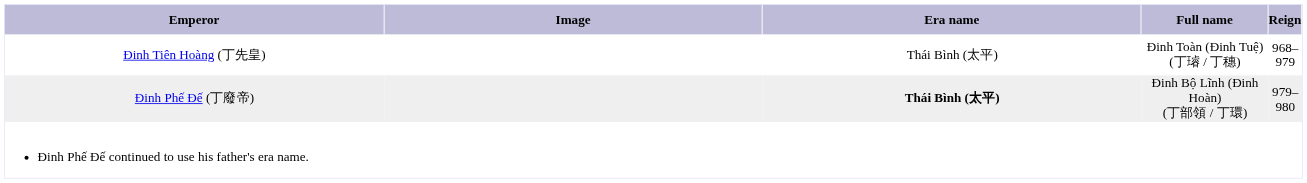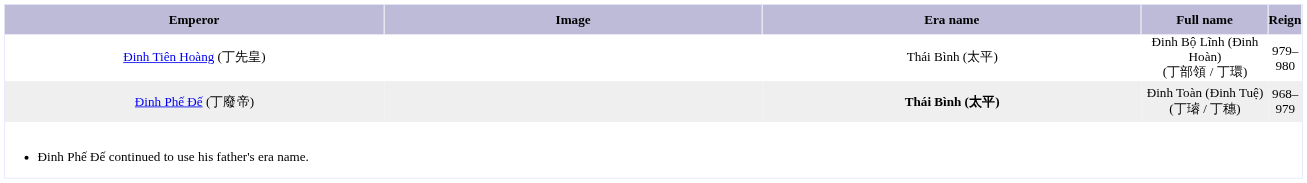(1205, 54) Đinh Toàn (Đinh Tuệ) (丁璿 / 丁穗) -> (1205, 56) Đinh Bộ Lĩnh (Đinh Hoàn) (丁部領 / 丁環)
(1285, 54) 968–979 -> (1285, 57) 979–980
(1205, 97) Đinh Bộ Lĩnh (Đinh Hoàn) (丁部領 / 丁環) -> (1205, 100) Đinh Toàn (Đinh Tuệ) (丁璿 / 丁穗)
(1285, 98) 979–980 -> (1285, 101) 968–979
